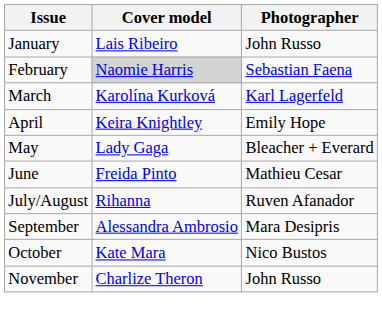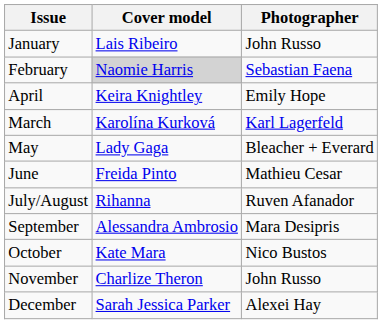rows swapped: (30, 95) <-> (26, 122)
+ row: (42, 305)
